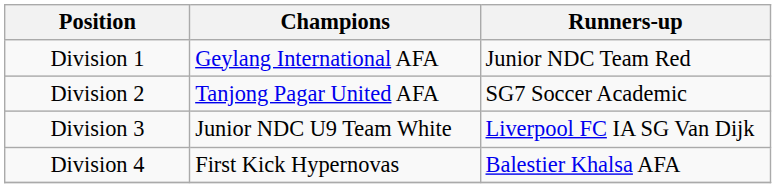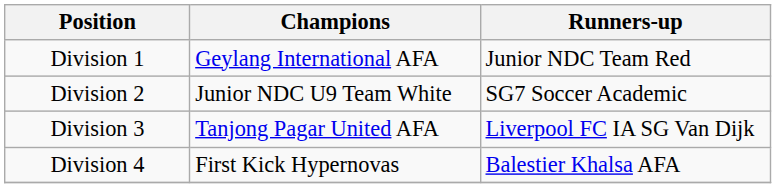(317, 93) Tanjong Pagar United AFA -> (323, 93) Junior NDC U9 Team White
(323, 128) Junior NDC U9 Team White -> (317, 128) Tanjong Pagar United AFA
